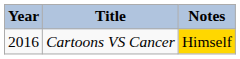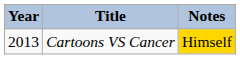(24, 41) 2016 -> (24, 41) 2013
